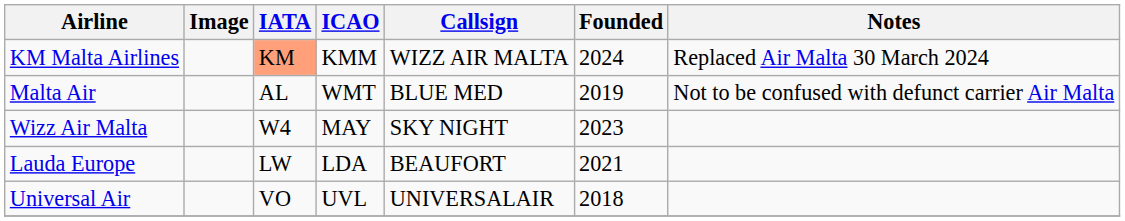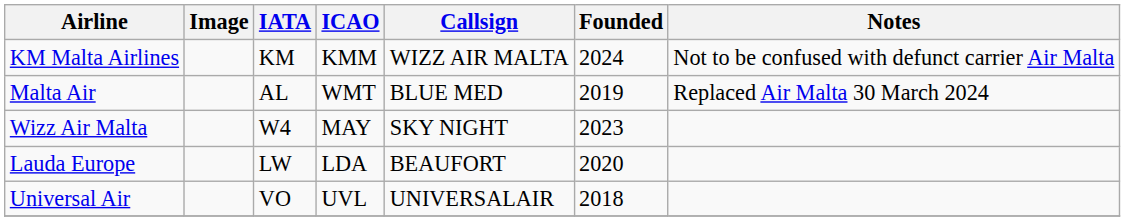(277, 57) lightsalmon background -> (277, 57) no background
(831, 57) Replaced Air Malta 30 March 2024 -> (894, 57) Not to be confused with defunct carrier Air Malta
(894, 92) Not to be confused with defunct carrier Air Malta -> (831, 92) Replaced Air Malta 30 March 2024
(601, 163) 2021 -> (601, 163) 2020
